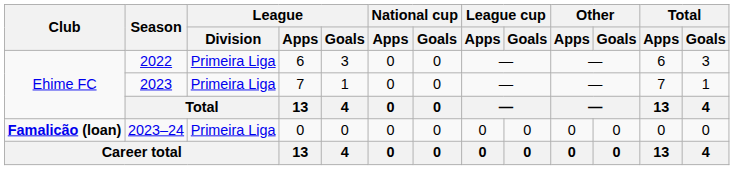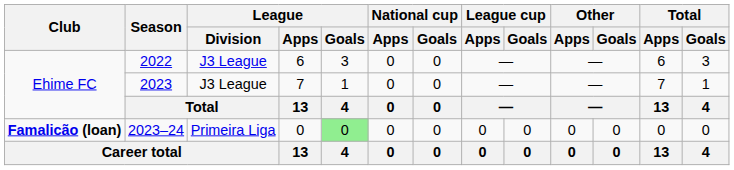(233, 61) Primeira Liga -> (233, 61) J3 League
(233, 84) Primeira Liga -> (233, 84) J3 League
(345, 130) no background -> (345, 130) lightgreen background
